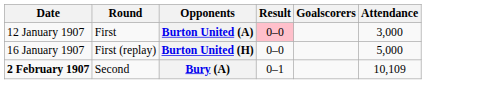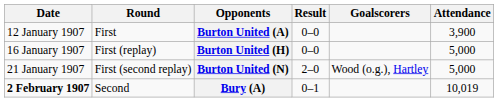(275, 32) pink background -> (310, 32) no background
(390, 32) 3,000 -> (462, 32) 3,900
+ row: (243, 69)
(390, 69) 10,109 -> (462, 87) 10,019
